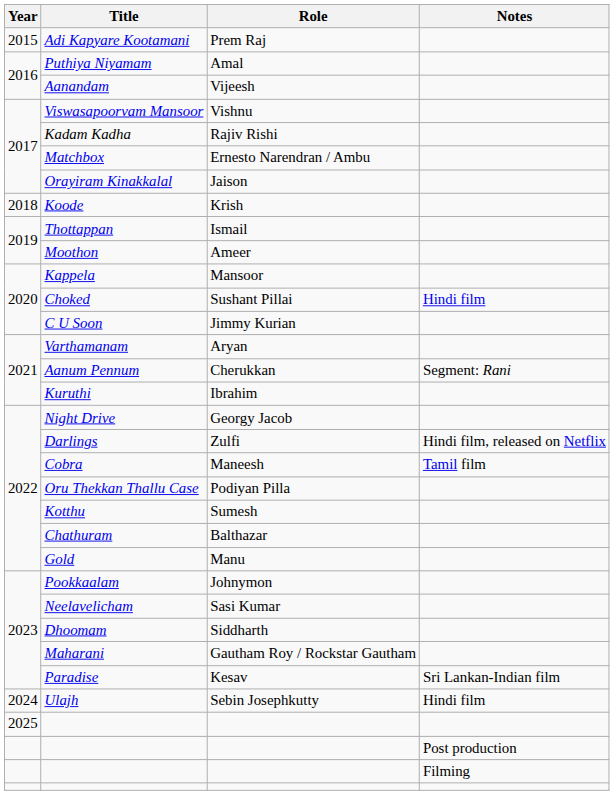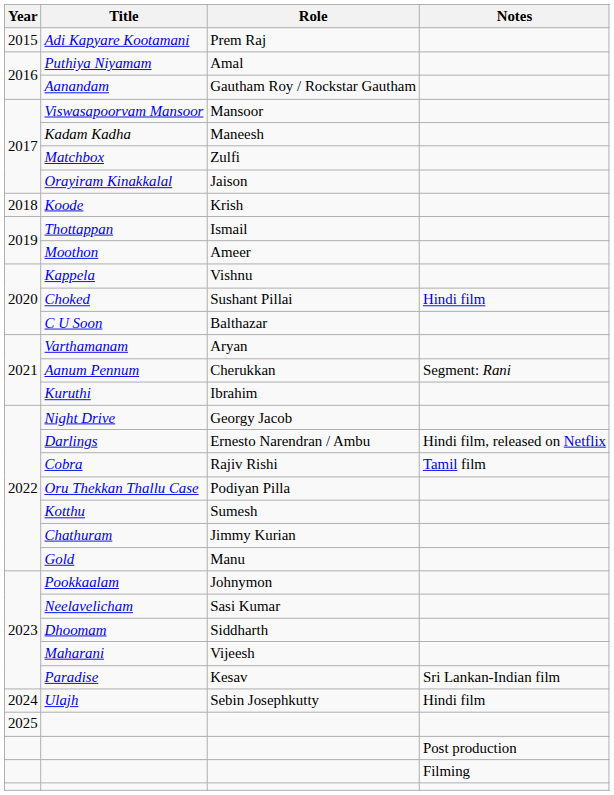(233, 87) Vijeesh -> (313, 87) Gautham Roy / Rockstar Gautham
(231, 110) Vishnu -> (237, 110) Mansoor
(244, 134) Rajiv Rishi -> (237, 134) Maneesh
(290, 157) Ernesto Narendran / Ambu -> (225, 157) Zulfi
(237, 275) Mansoor -> (231, 275) Vishnu
(253, 323) Jimmy Kurian -> (239, 323) Balthazar
(225, 441) Zulfi -> (290, 441) Ernesto Narendran / Ambu
(237, 464) Maneesh -> (244, 464) Rajiv Rishi
(239, 535) Balthazar -> (253, 535) Jimmy Kurian
(313, 653) Gautham Roy / Rockstar Gautham -> (233, 653) Vijeesh
